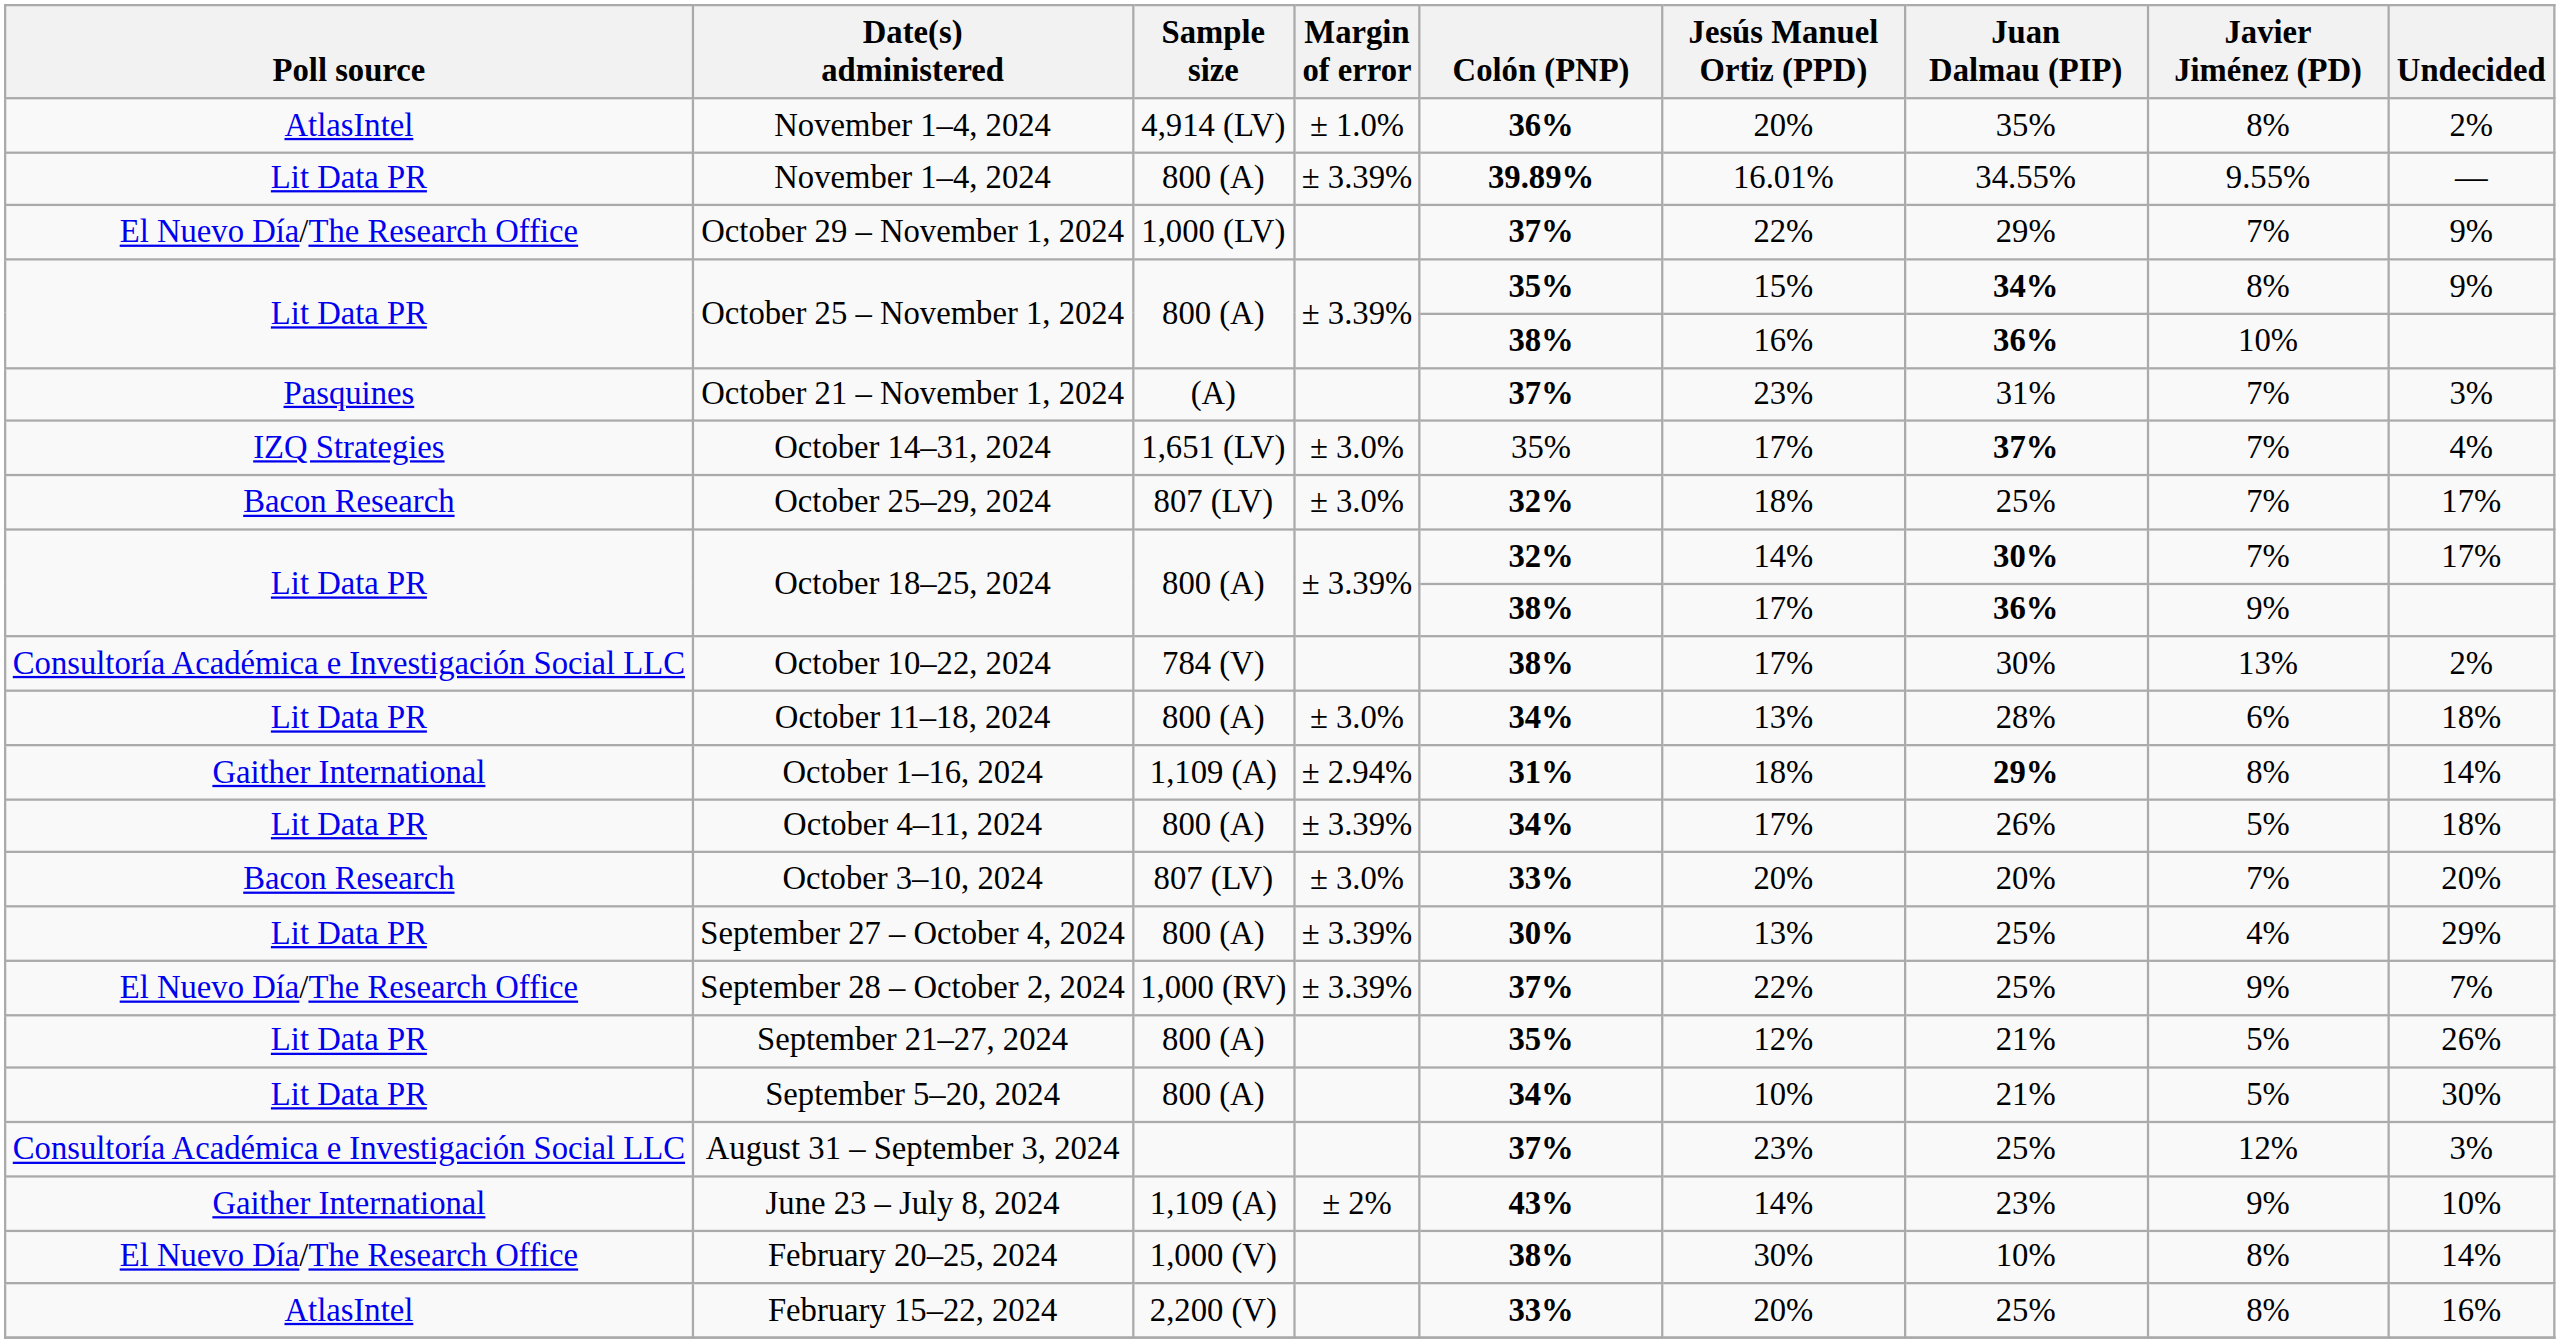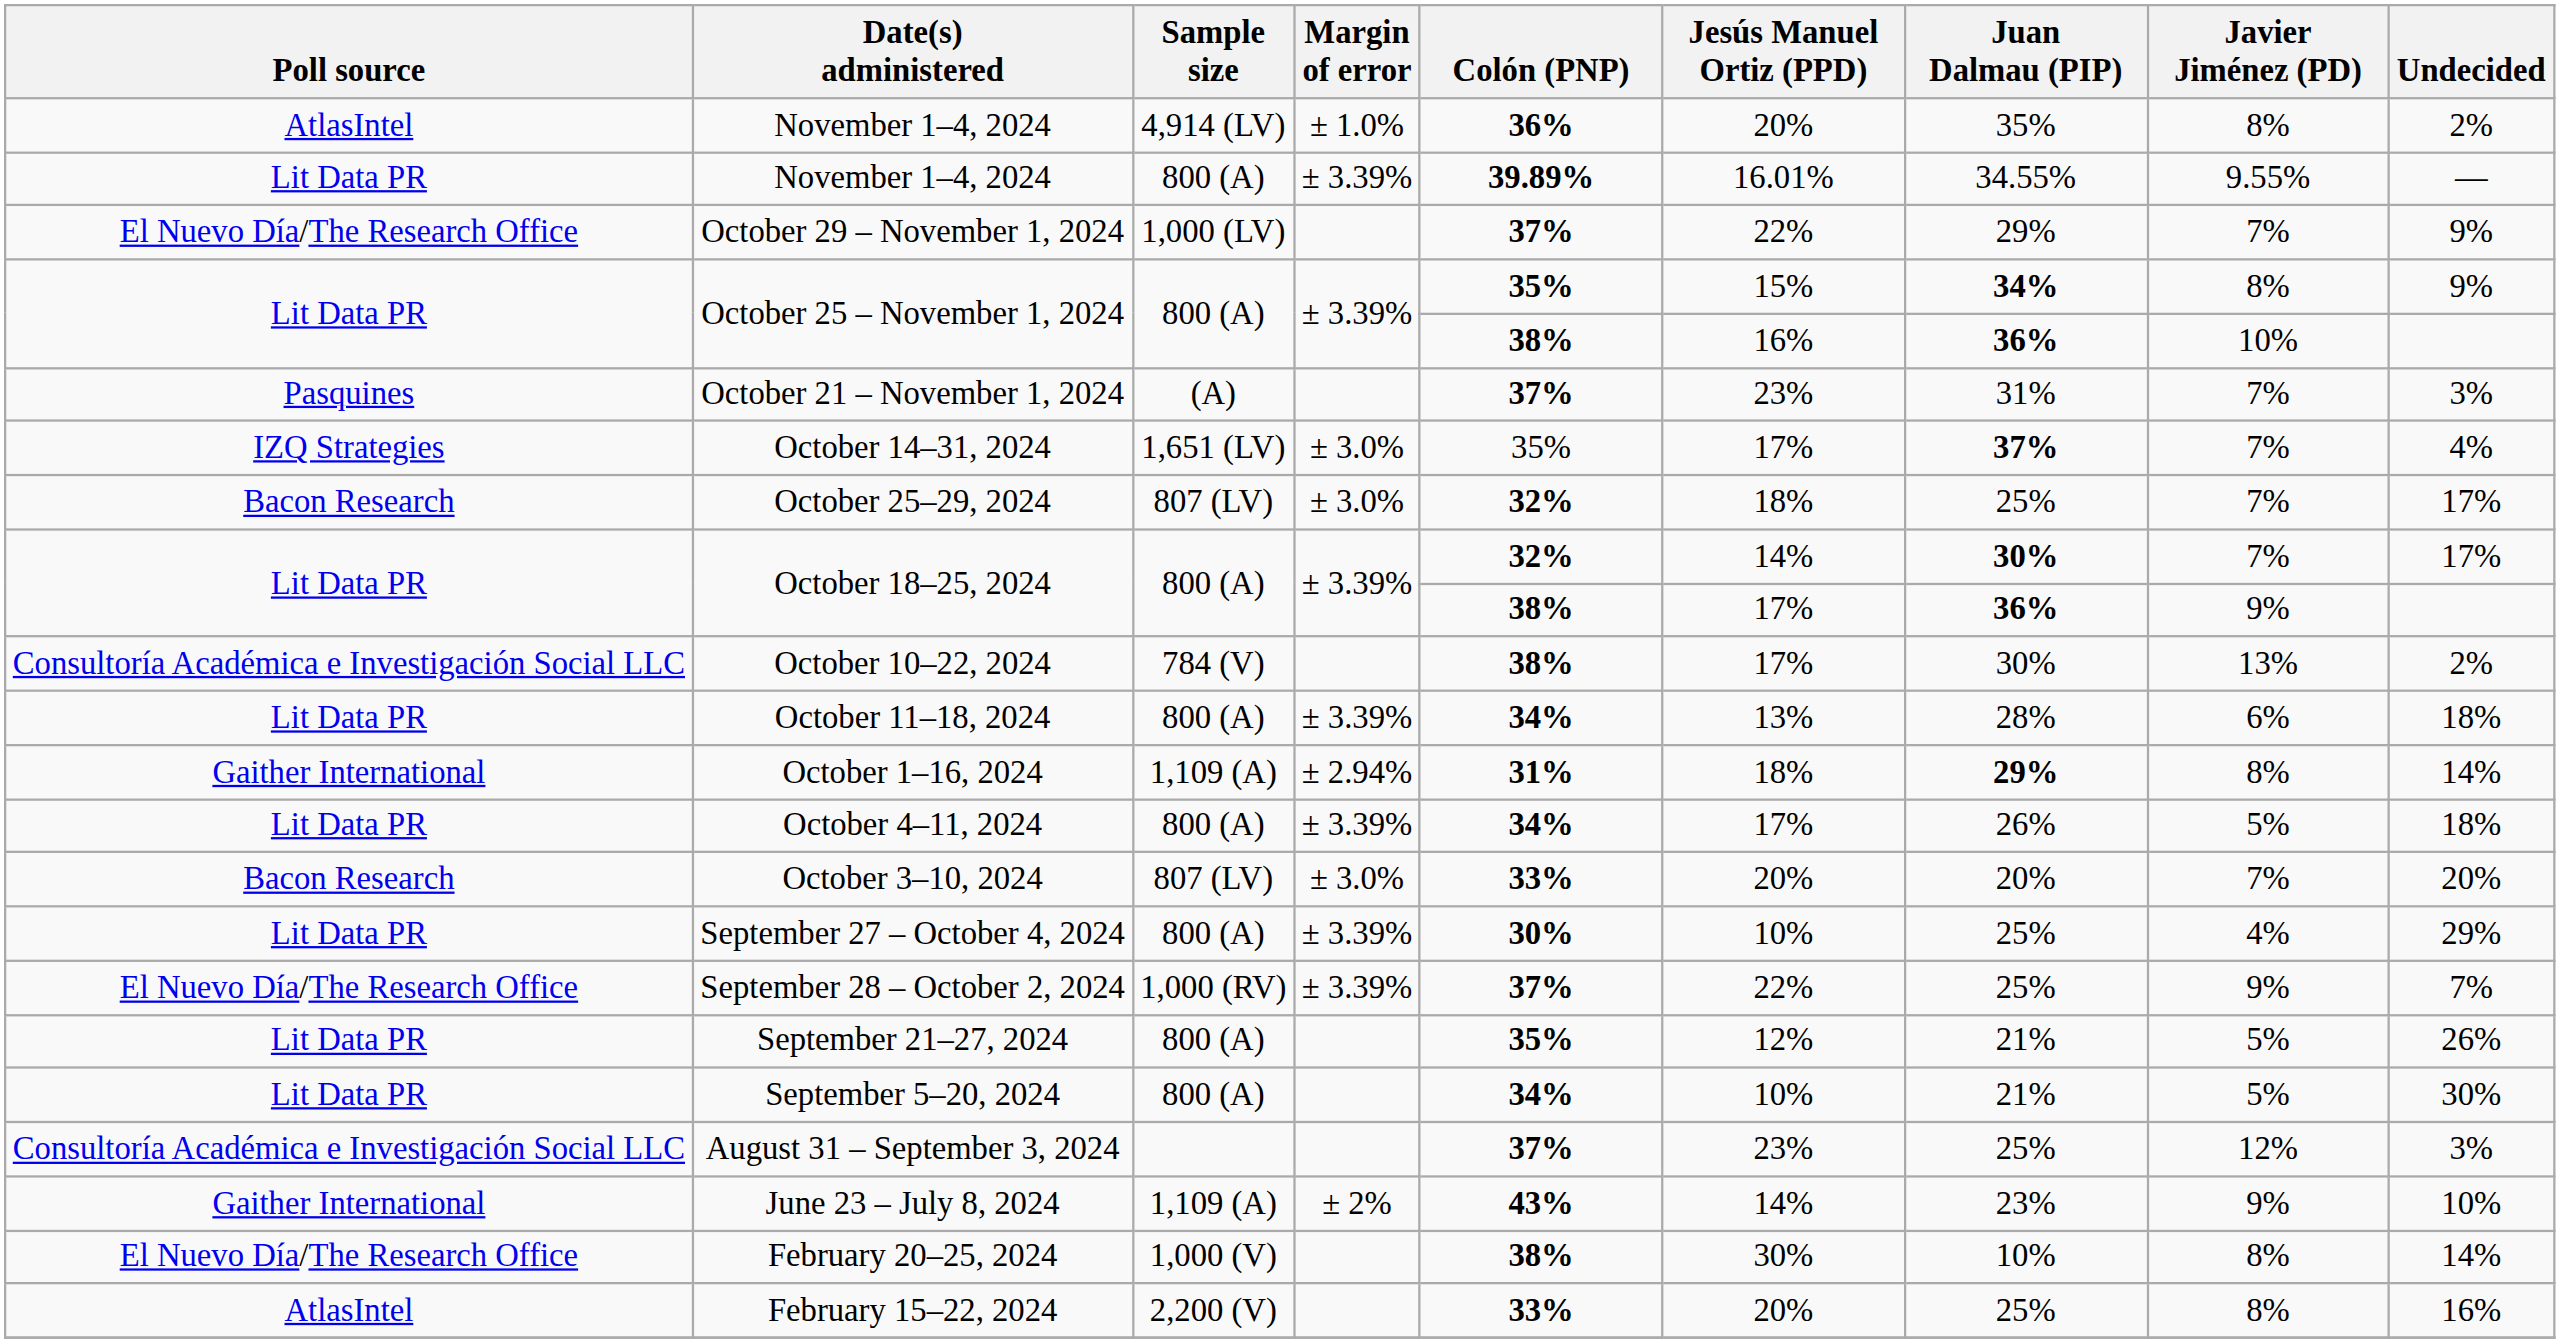(1357, 717) ± 3.0% -> (1357, 717) ± 3.39%
(1783, 933) 13% -> (1783, 933) 10%
